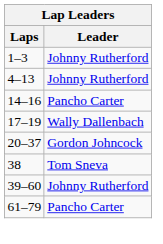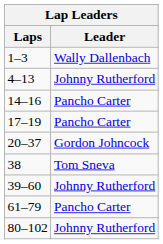(98, 57) Johnny Rutherford -> (102, 57) Wally Dallenbach
(95, 121) Wally Dallenbach -> (92, 121) Pancho Carter
+ row: (28, 228)
